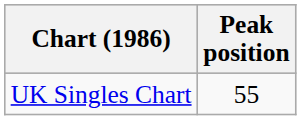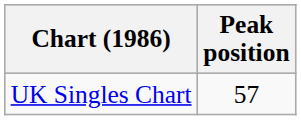(246, 93) 55 -> (246, 93) 57
